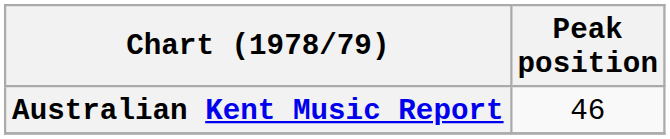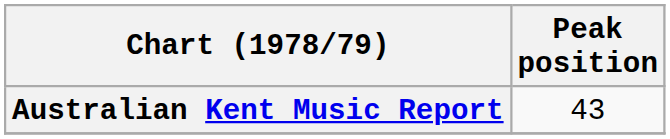(588, 110) 46 -> (588, 110) 43
